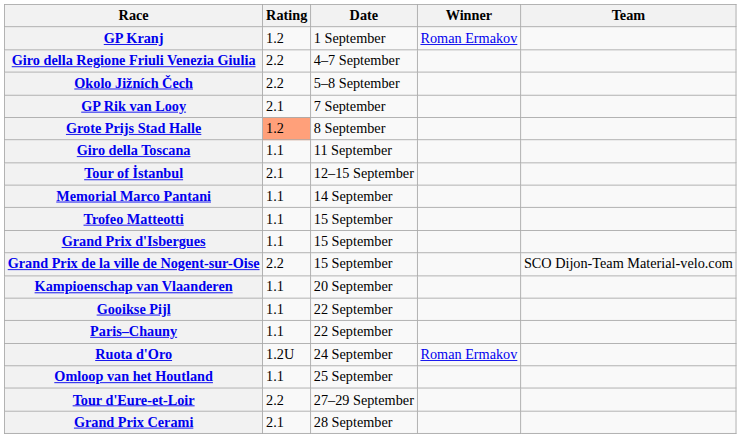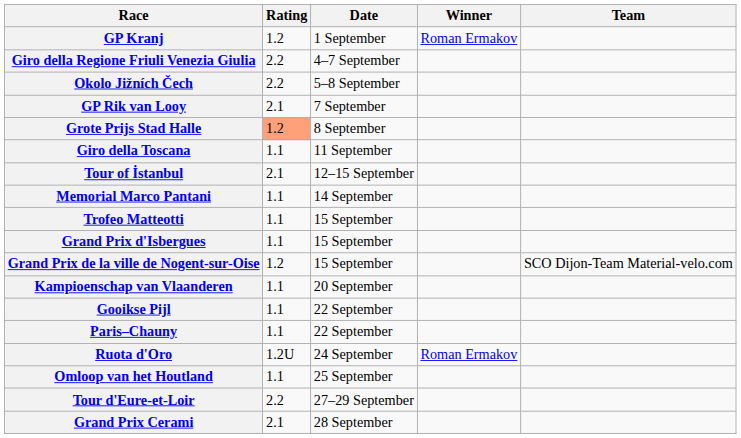(275, 264) 2.2 -> (275, 264) 1.2
